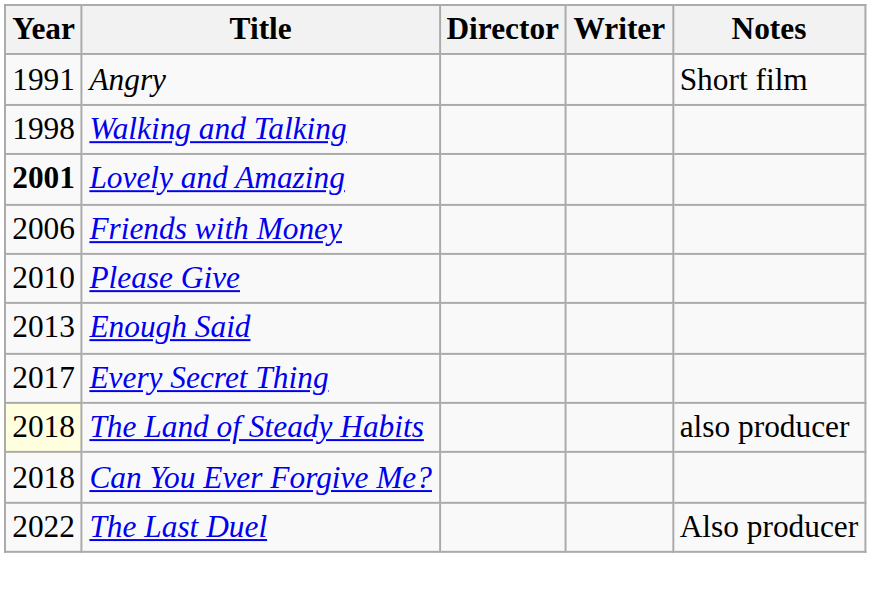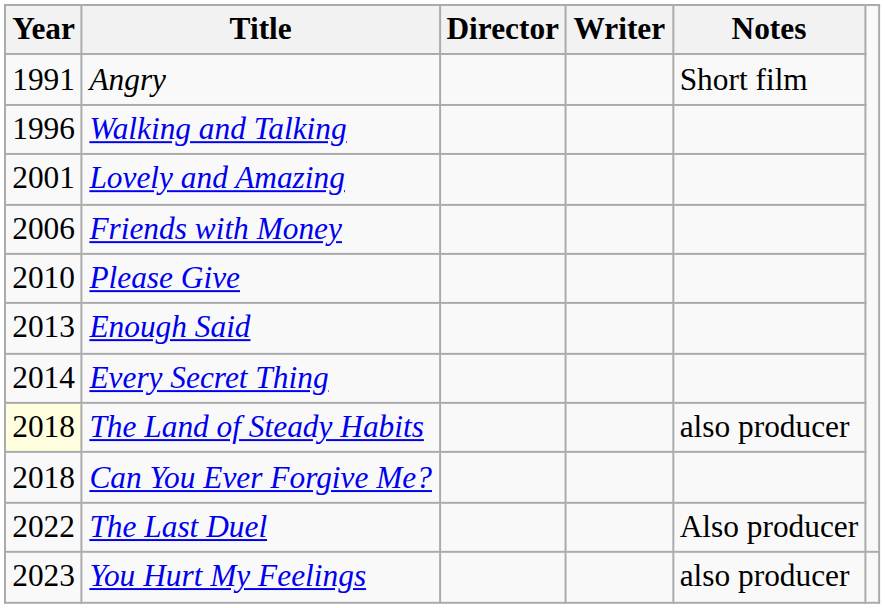(44, 128) 1998 -> (44, 128) 1996
(44, 178) bold -> (44, 178) normal
(44, 377) 2017 -> (44, 377) 2014
+ row: (228, 576)
